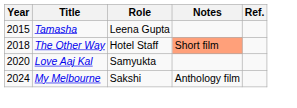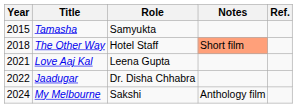(140, 29) Leena Gupta -> (133, 29) Samyukta
(18, 62) 2020 -> (18, 62) 2021
(133, 62) Samyukta -> (140, 62) Leena Gupta
+ row: (56, 78)
